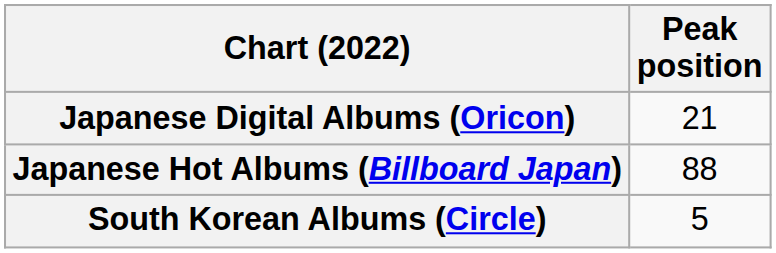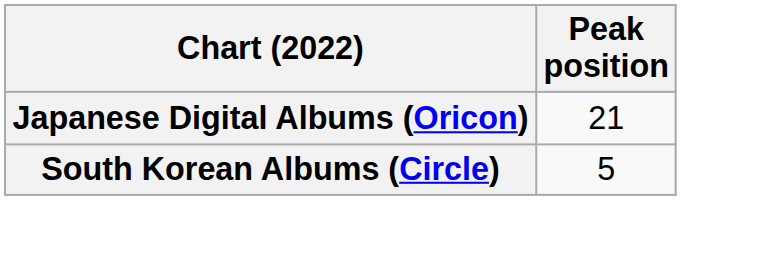- row: (317, 169)
